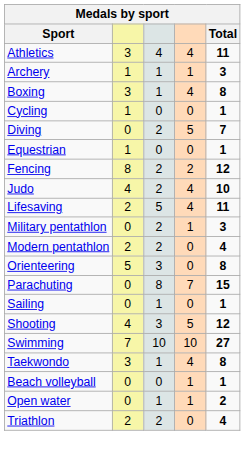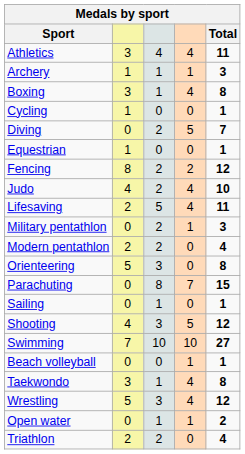rows swapped: (38, 363) <-> (51, 382)
+ row: (33, 401)
